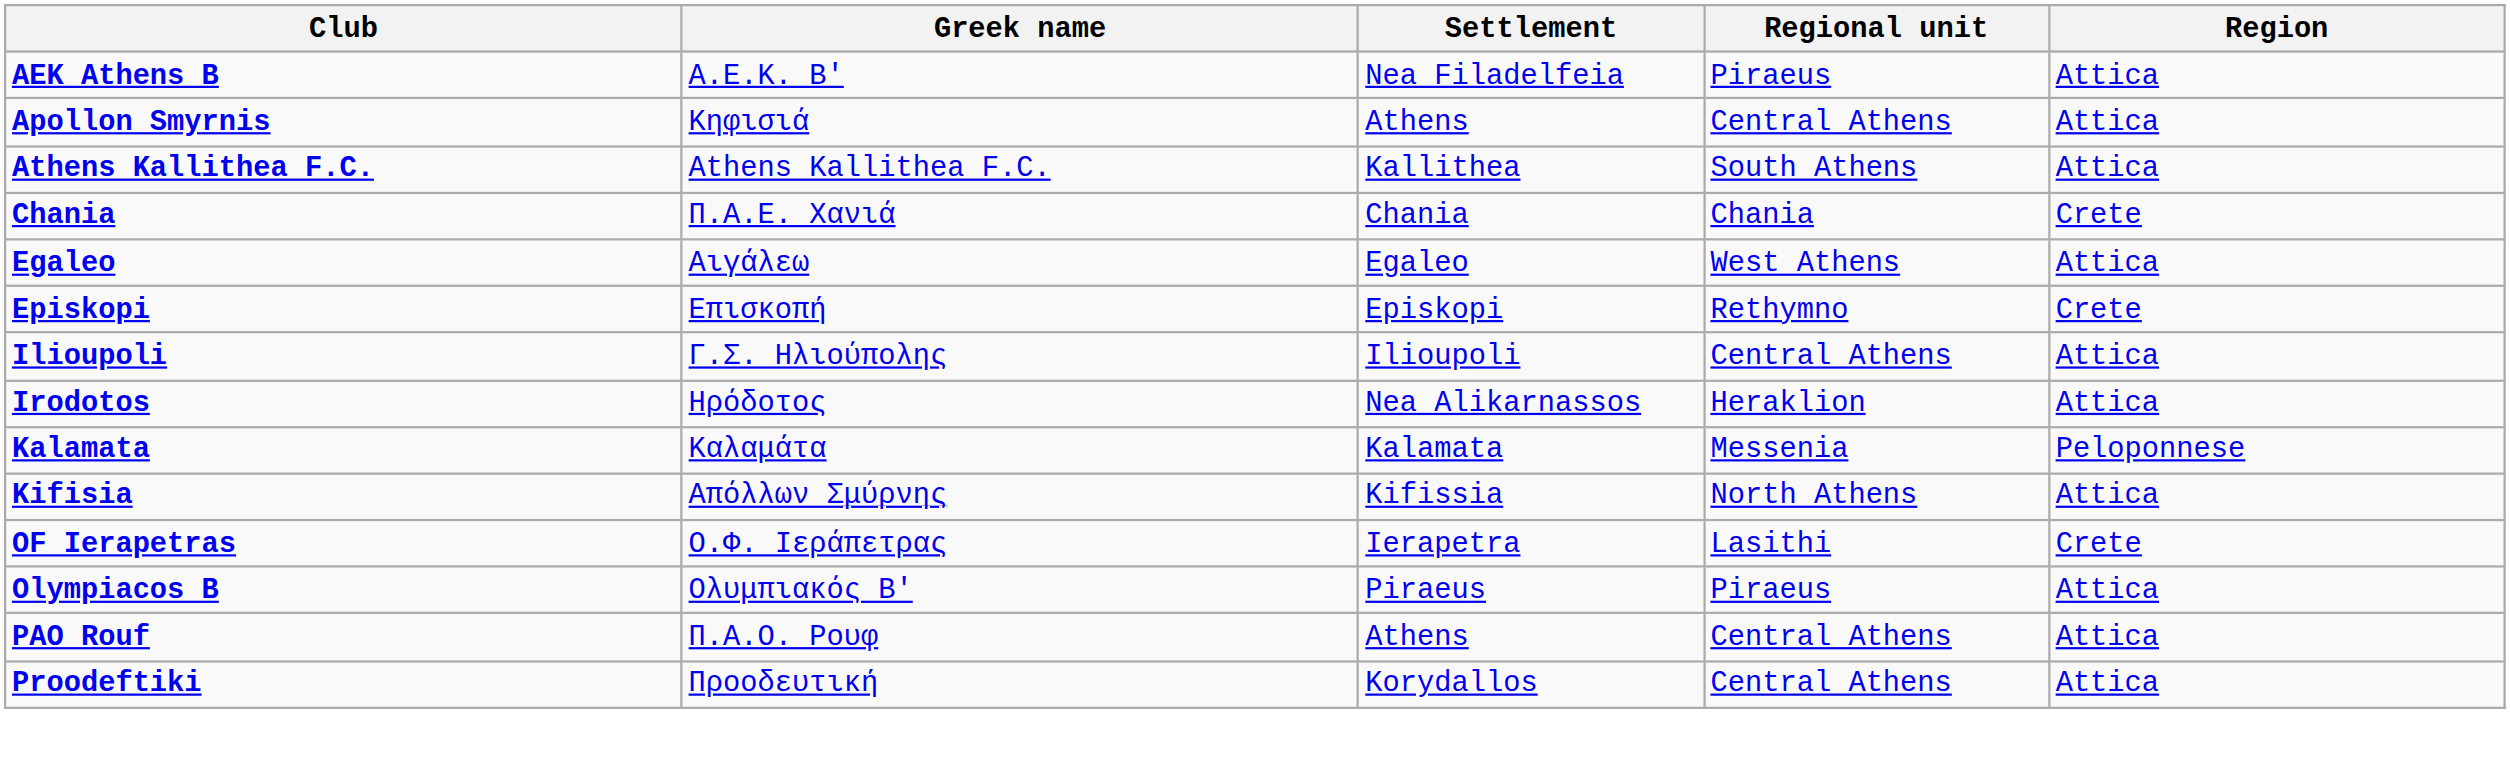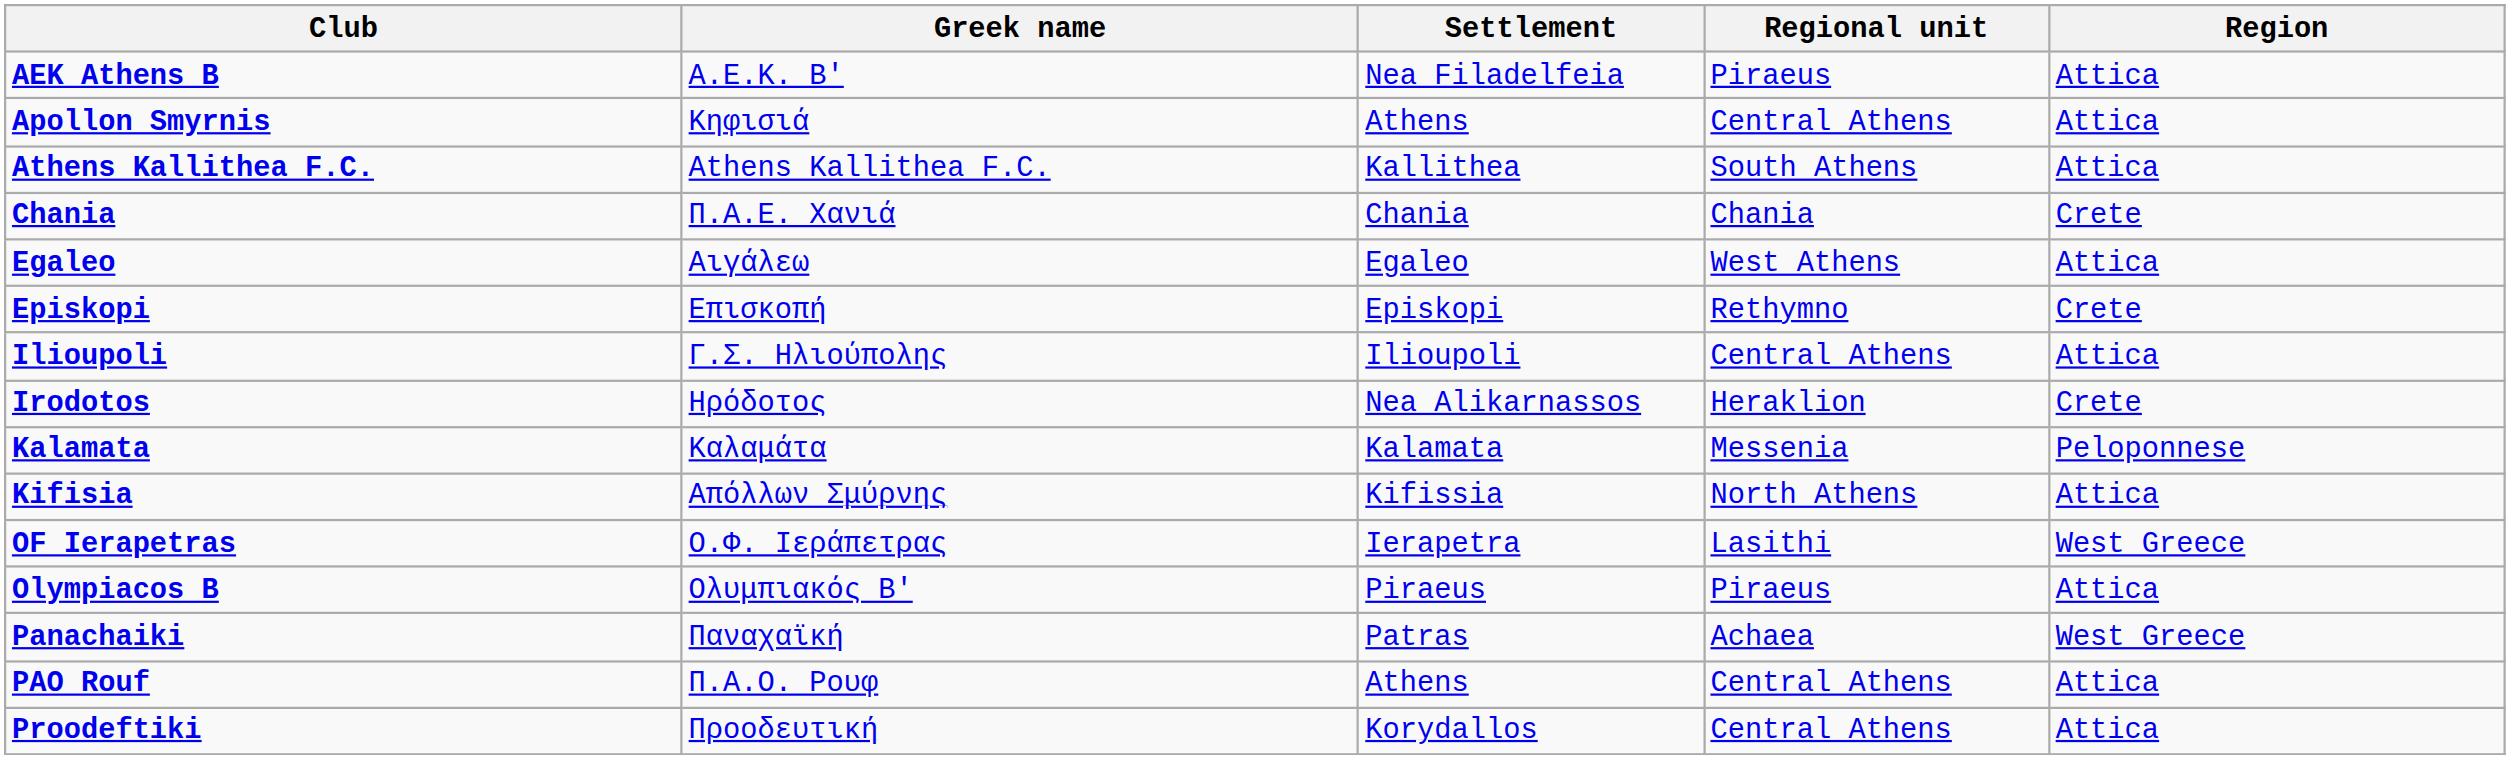(2107, 403) Attica -> (2099, 403) Crete
(2099, 544) Crete -> (2150, 544) West Greece
+ row: (98, 637)
